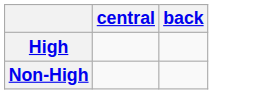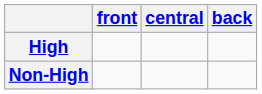+ column: (117, 18)
